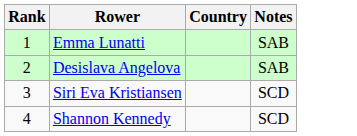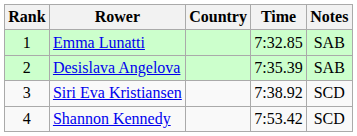+ column: (279, 17)
